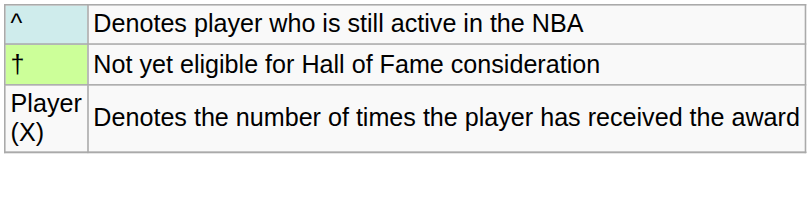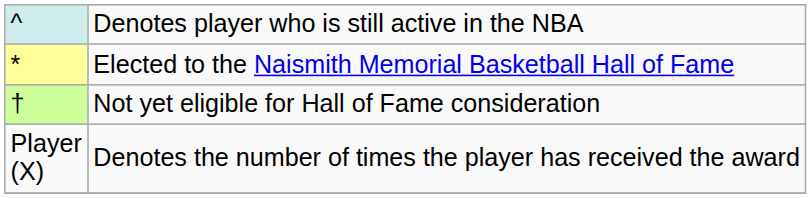+ row: (414, 64)
